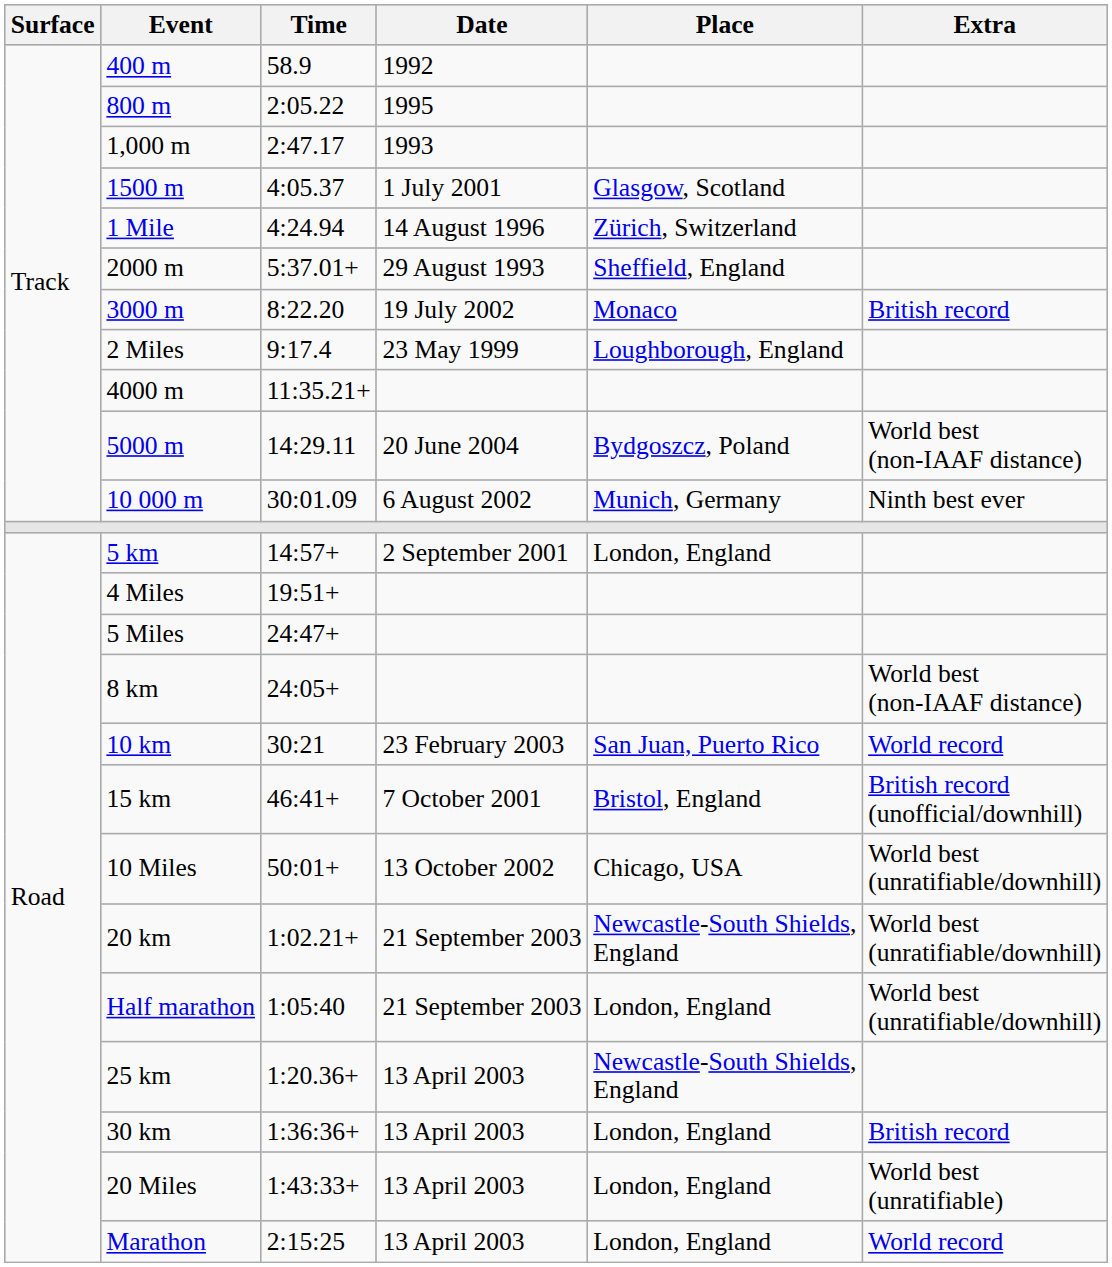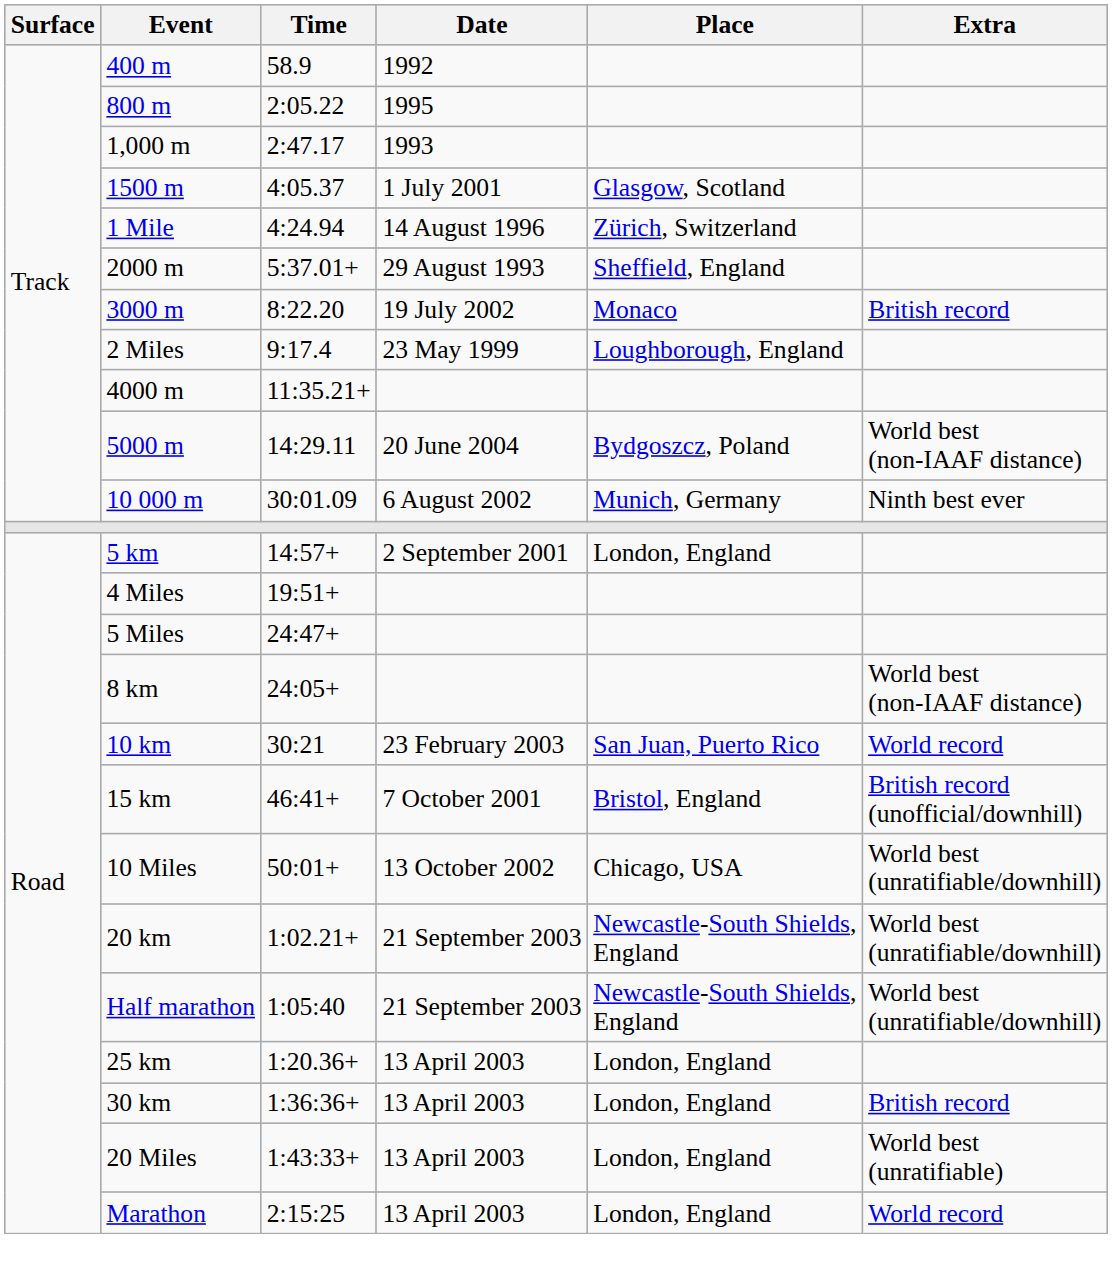(682, 1007) London, England -> (725, 1006) Newcastle-South Shields, England
(725, 1076) Newcastle-South Shields, England -> (682, 1062) London, England
